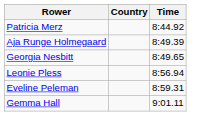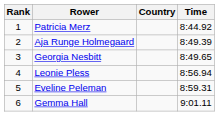+ column: (18, 12)
